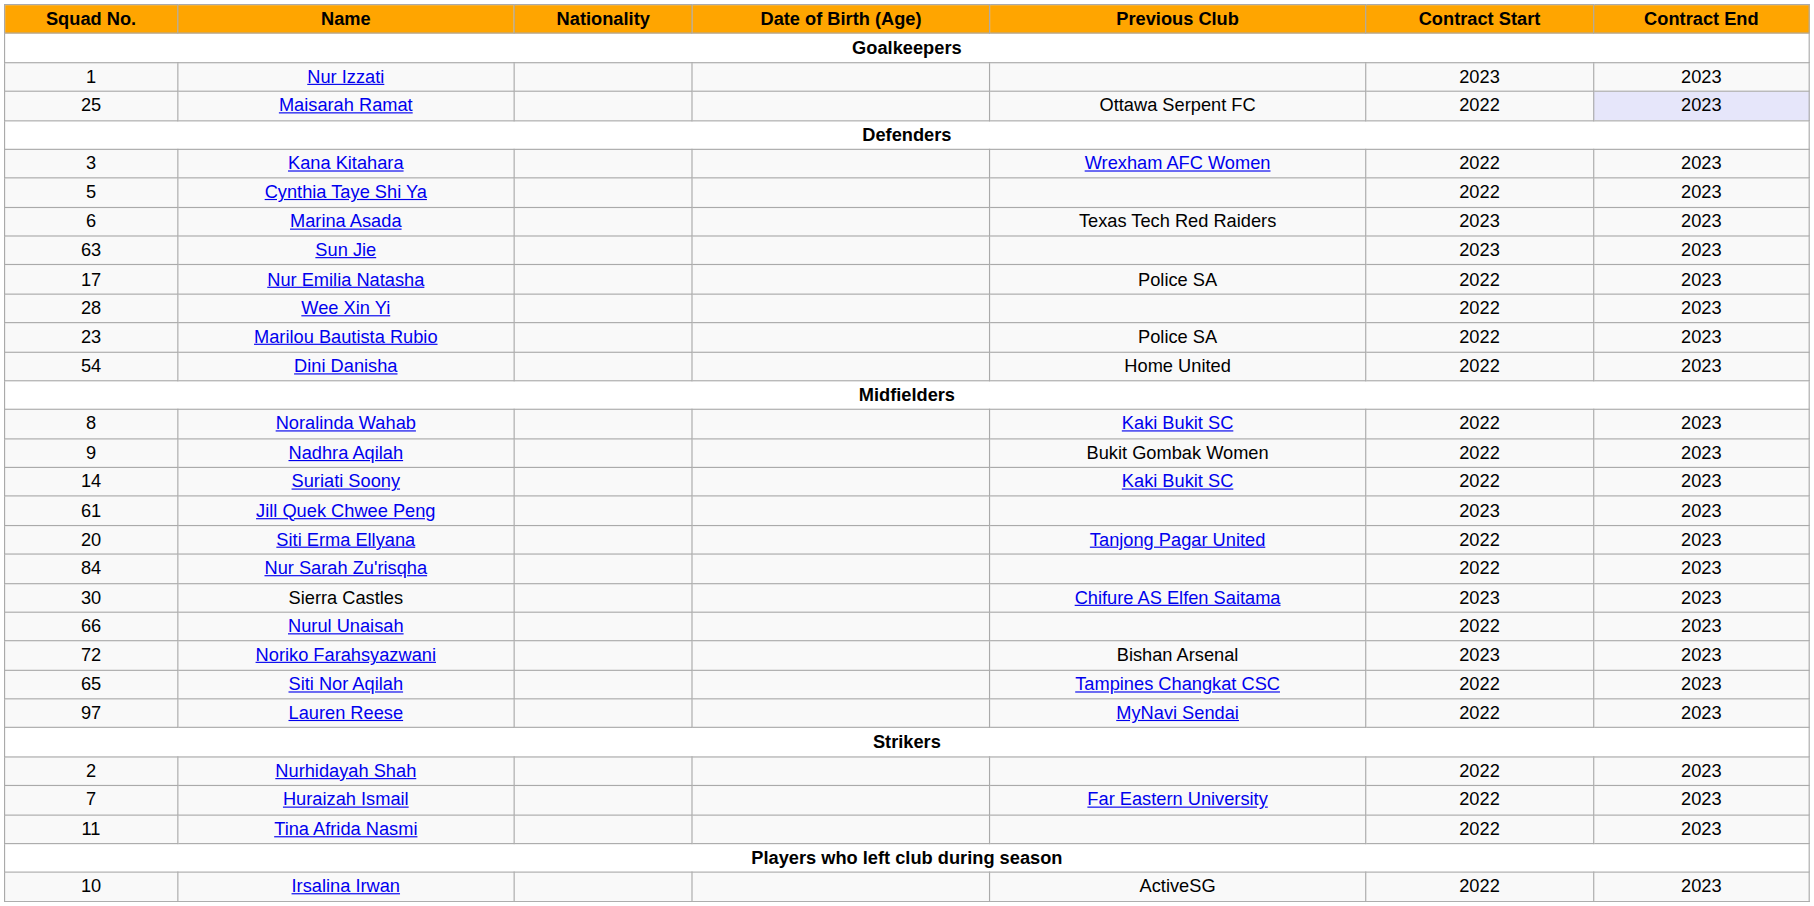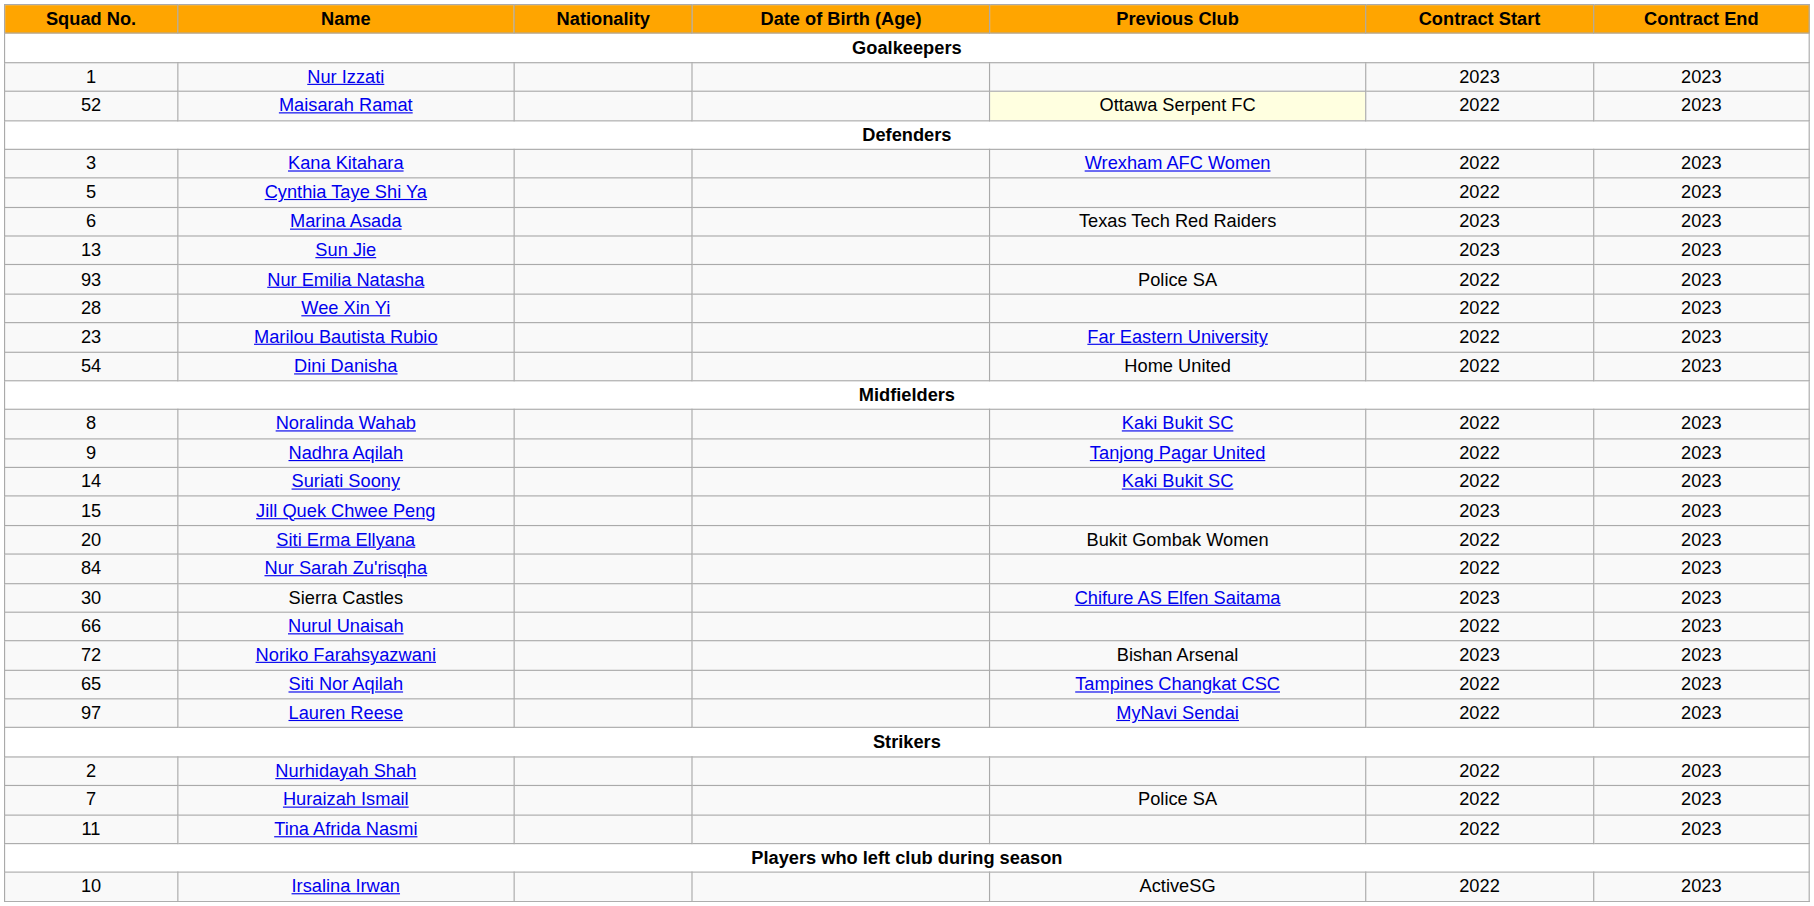(91, 105) 25 -> (91, 105) 52
(1178, 105) no background -> (1178, 105) lightyellow background
(1701, 105) lavender background -> (1701, 105) no background
(91, 250) 63 -> (91, 250) 13
(91, 279) 17 -> (91, 279) 93
(1178, 337) Police SA -> (1178, 337) Far Eastern University
(1178, 452) Bukit Gombak Women -> (1178, 452) Tanjong Pagar United
(91, 510) 61 -> (91, 510) 15
(1178, 539) Tanjong Pagar United -> (1178, 539) Bukit Gombak Women
(1178, 800) Far Eastern University -> (1178, 800) Police SA
